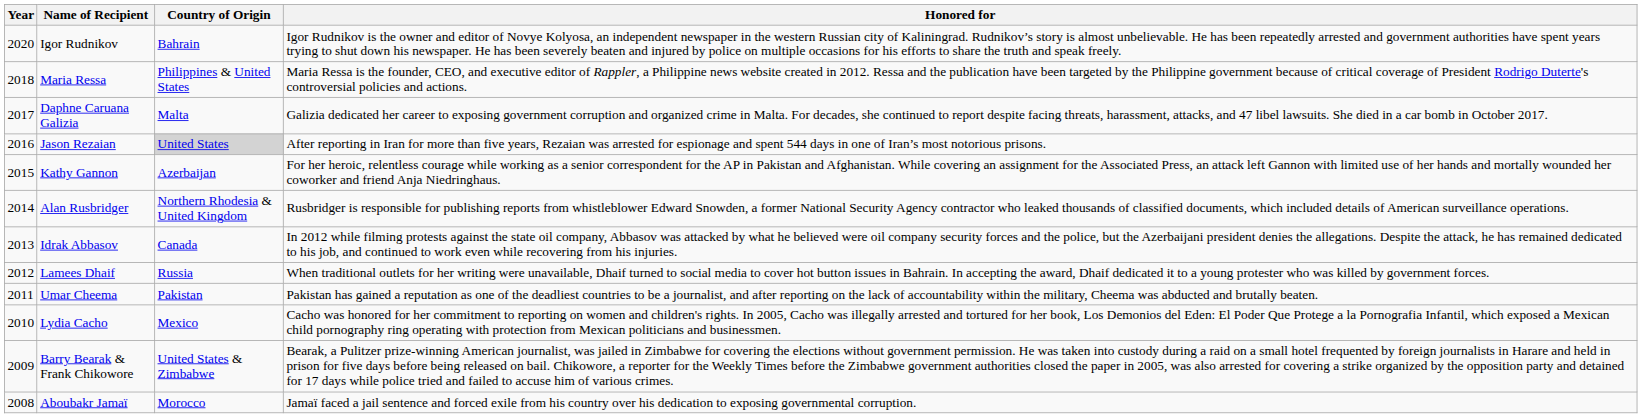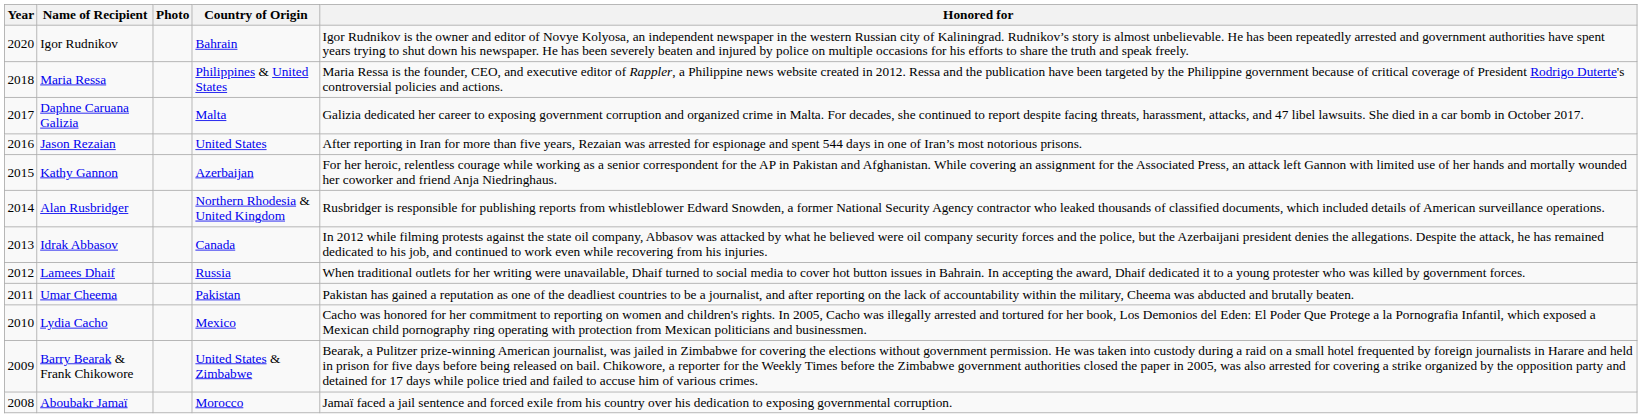+ column: (173, 15)
(193, 144) lightgrey background -> (231, 144) no background
